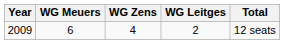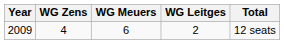columns swapped: (70, 13) <-> (133, 13)
